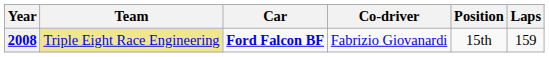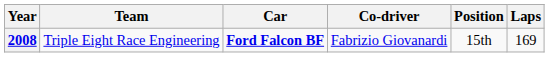(131, 40) khaki background -> (131, 40) no background
(526, 40) 159 -> (526, 40) 169
